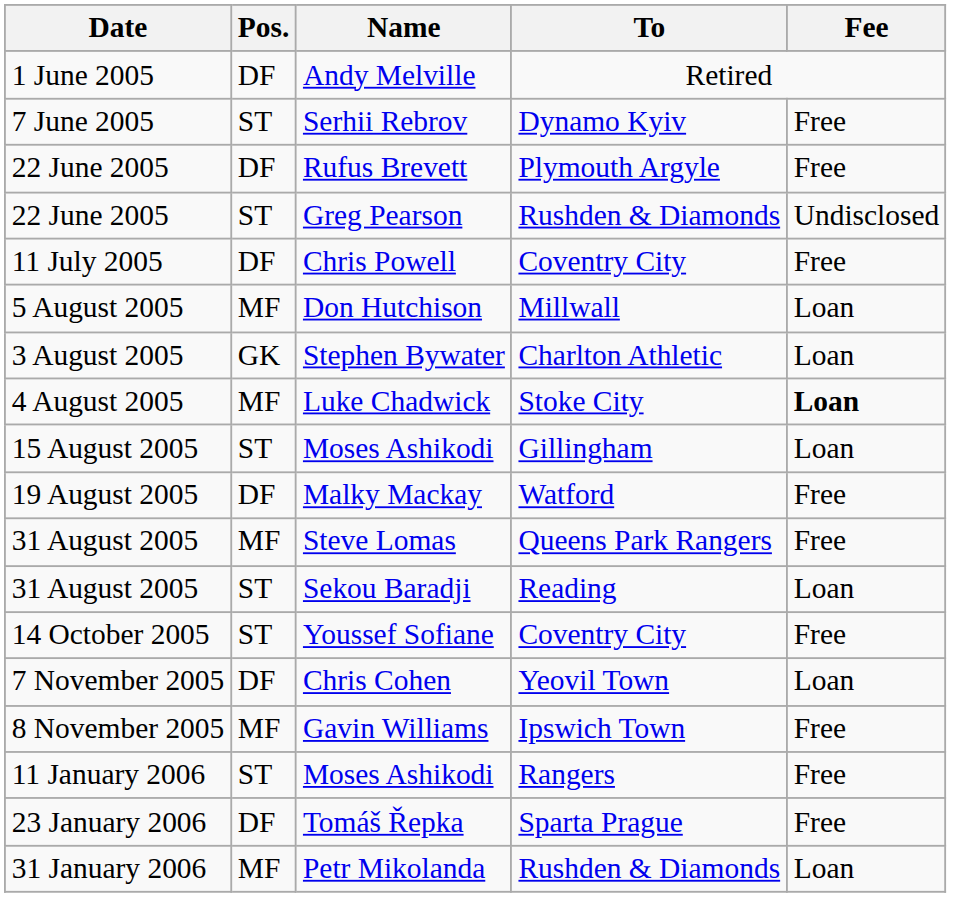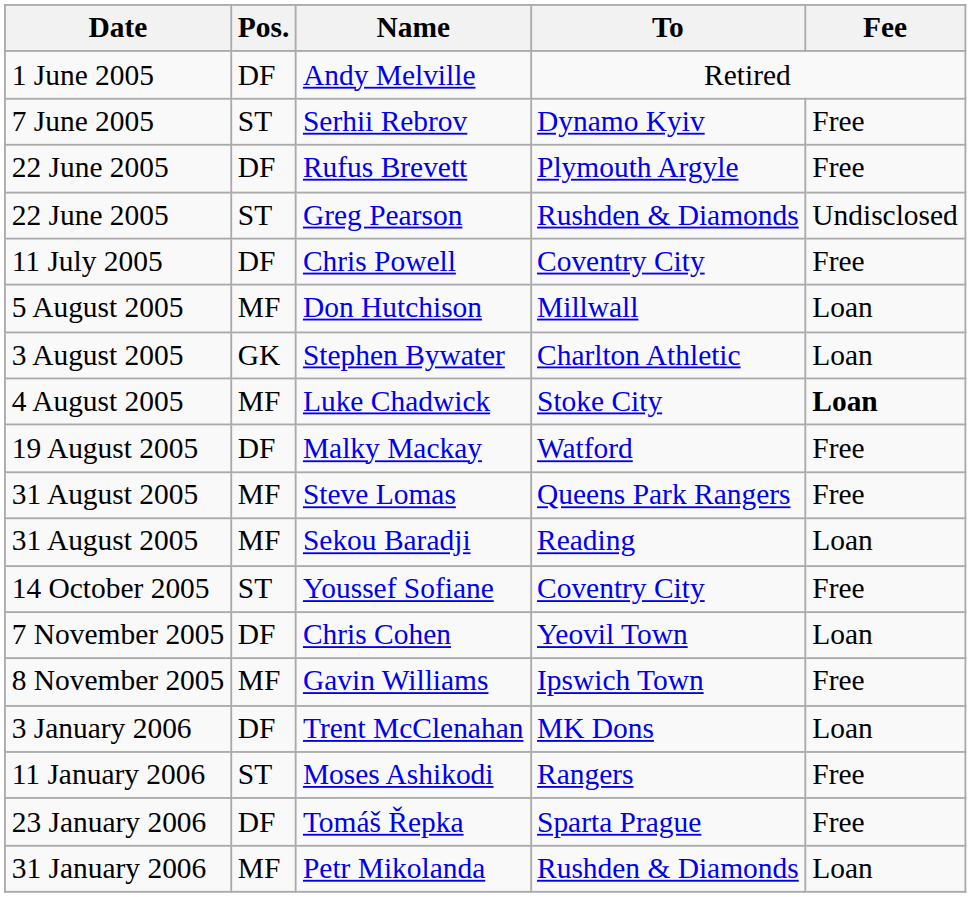- row: (105, 448)
(255, 588) ST -> (259, 541) MF
+ row: (102, 728)
